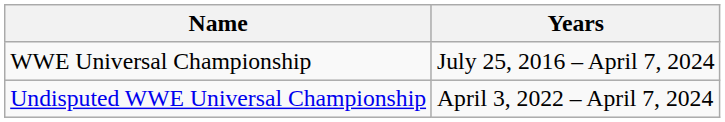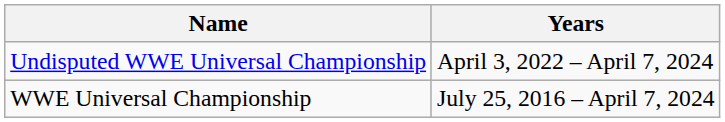rows swapped: (161, 60) <-> (218, 98)
